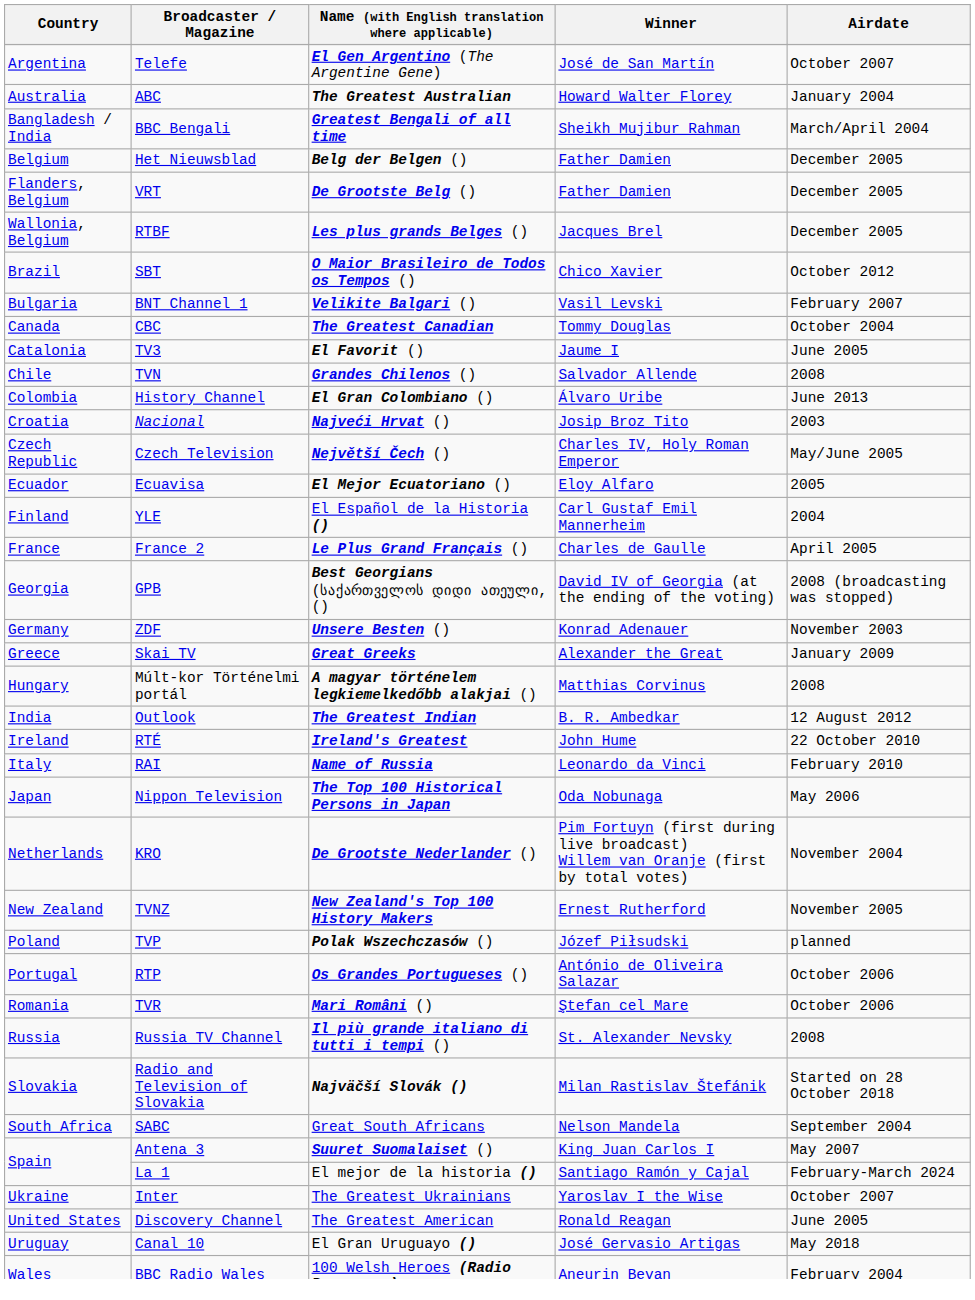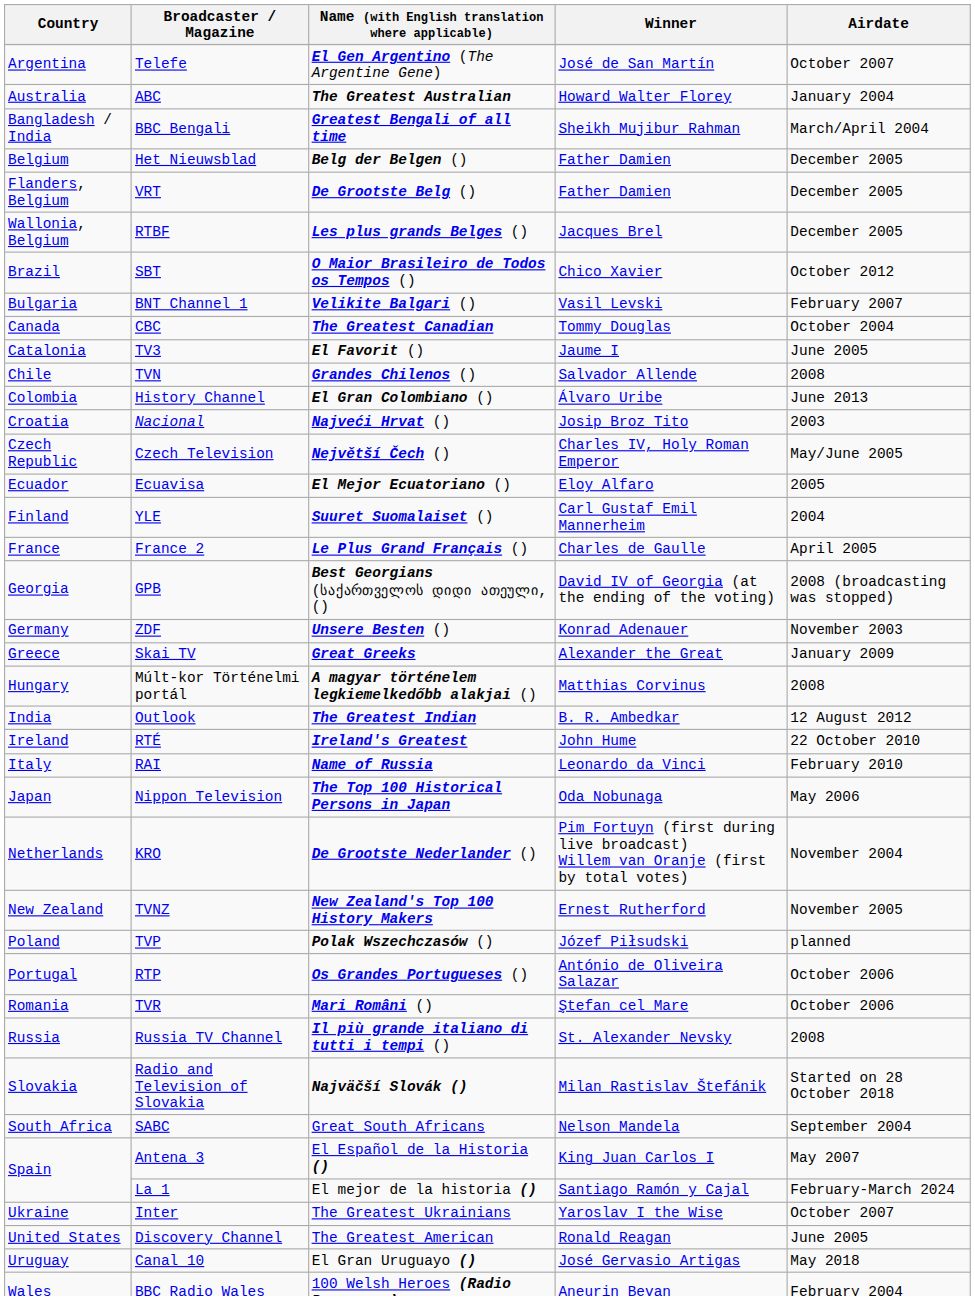(420, 517) El Español de la Historia () -> (403, 517) Suuret Suomalaiset ()
(403, 1150) Suuret Suomalaiset () -> (420, 1158) El Español de la Historia ()
